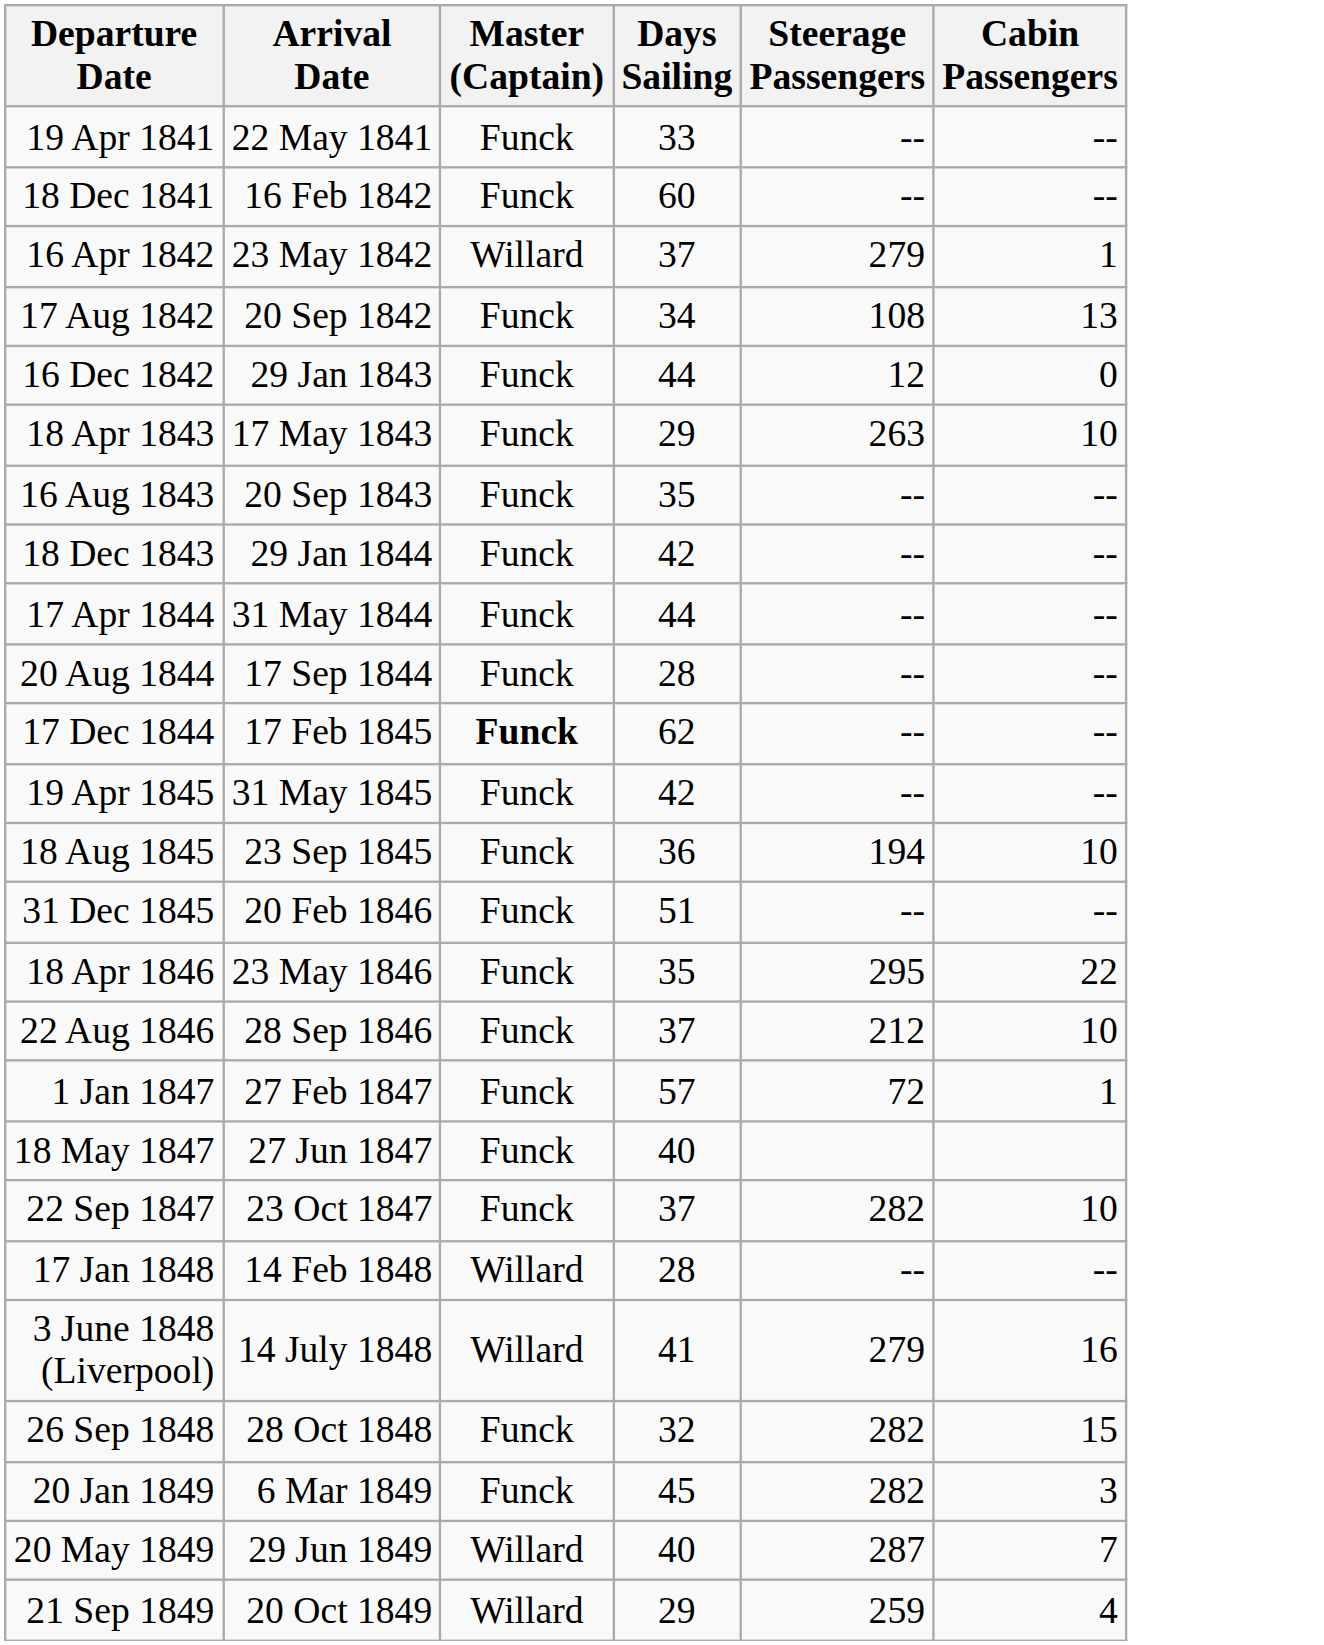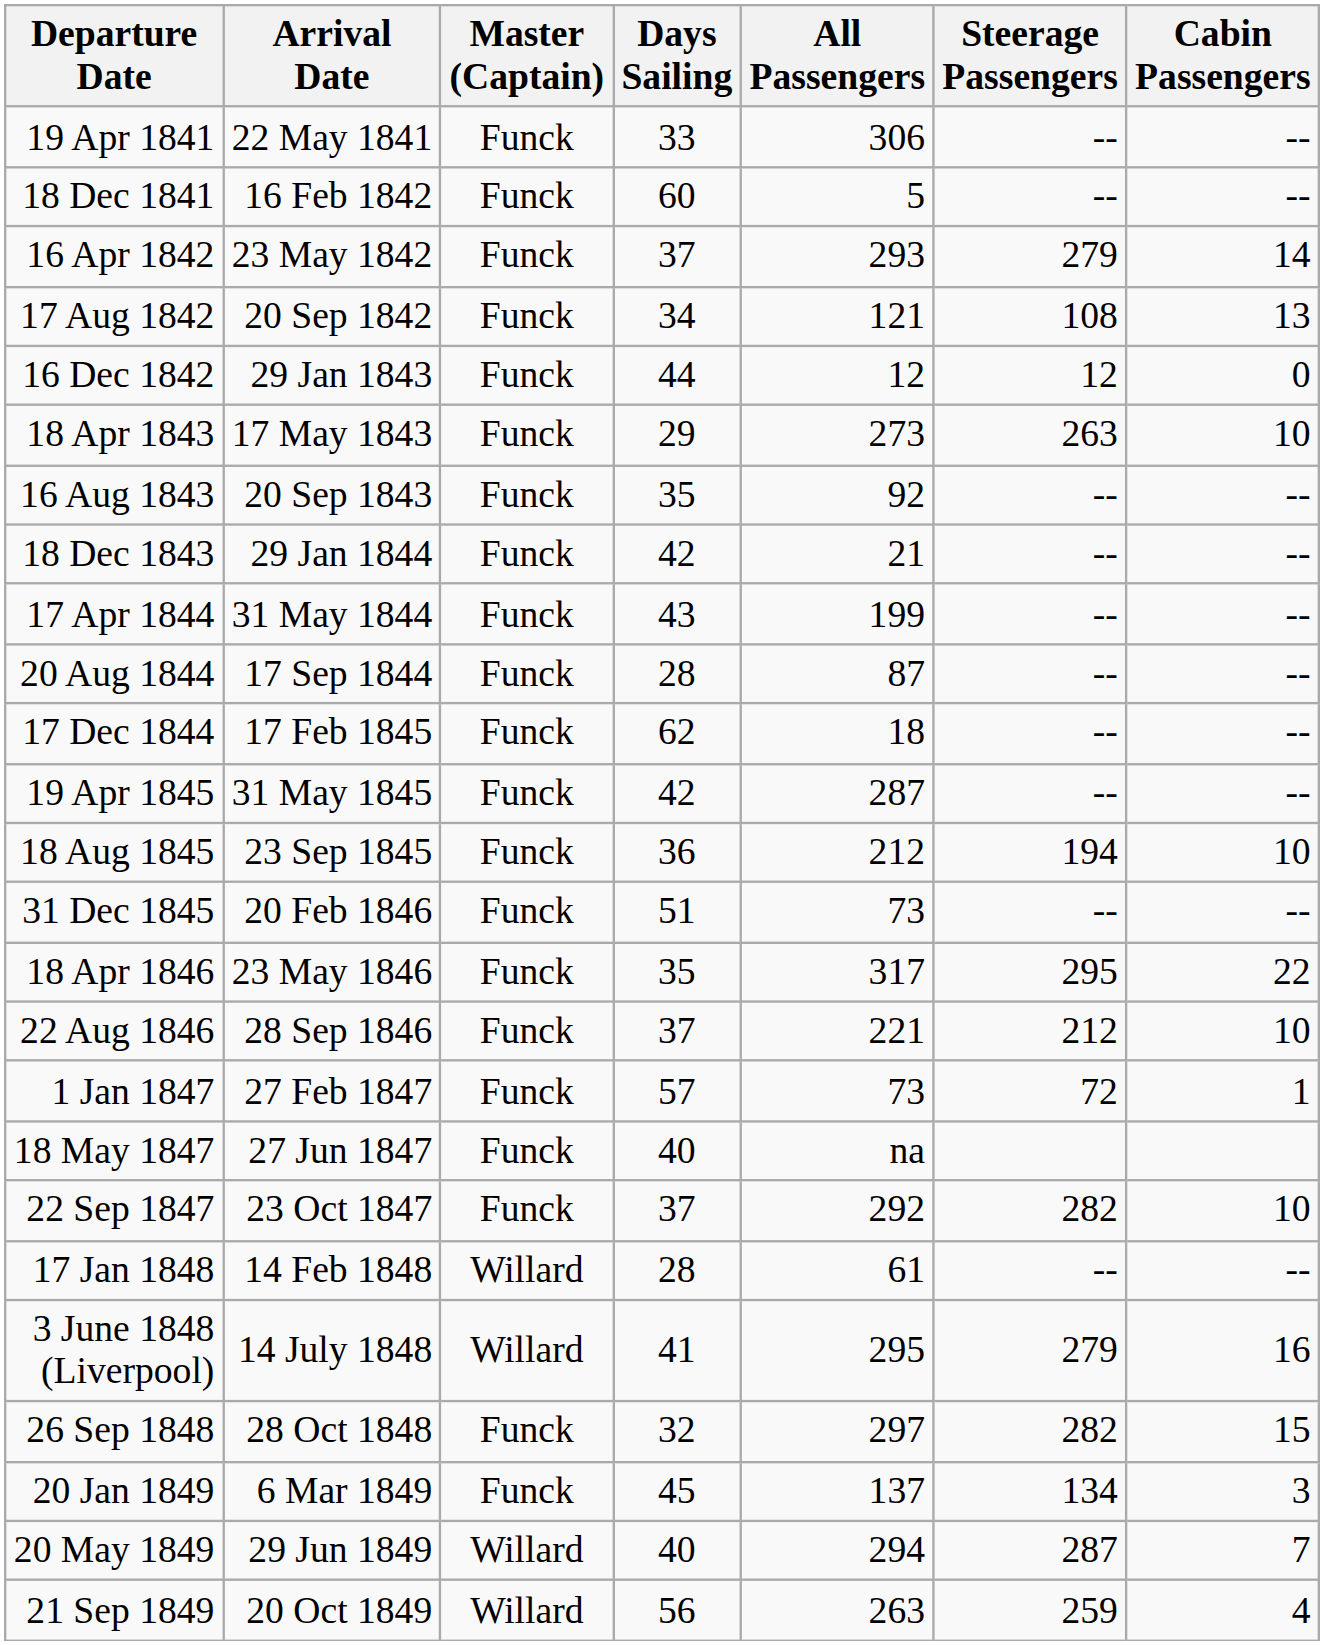+ column: (837, 55)
(527, 255) Willard -> (527, 255) Funck
(1108, 255) 1 -> (1292, 255) 14
(677, 613) 44 -> (677, 613) 43
(527, 732) bold -> (527, 732) normal
(897, 1490) 282 -> (1090, 1490) 134
(677, 1609) 29 -> (677, 1609) 56
